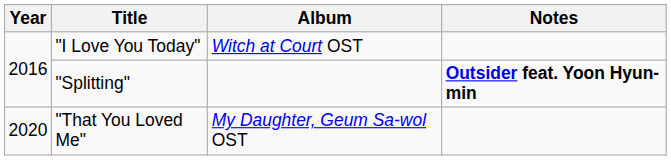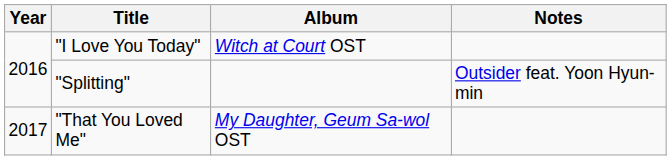(552, 83) bold -> (555, 83) normal
(28, 130) 2020 -> (28, 130) 2017
